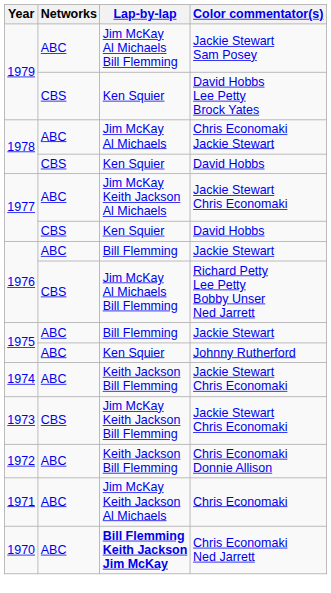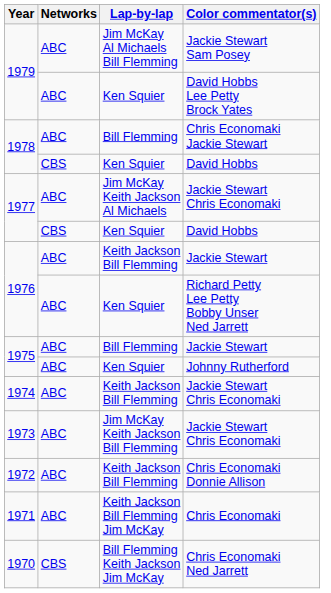(54, 96) CBS -> (54, 96) ABC
(135, 136) Jim McKay Al Michaels -> (140, 136) Bill Flemming
(140, 251) Bill Flemming -> (142, 258) Keith Jackson Bill Flemming
(54, 292) CBS -> (54, 306) ABC
(140, 292) Jim McKay Al Michaels Bill Flemming -> (134, 306) Ken Squier
(54, 420) CBS -> (54, 434) ABC
(142, 502) Jim McKay Keith Jackson Al Michaels -> (142, 516) Keith Jackson Bill Flemming Jim McKay
(54, 549) ABC -> (54, 564) CBS
(145, 549) bold -> (142, 564) normal
